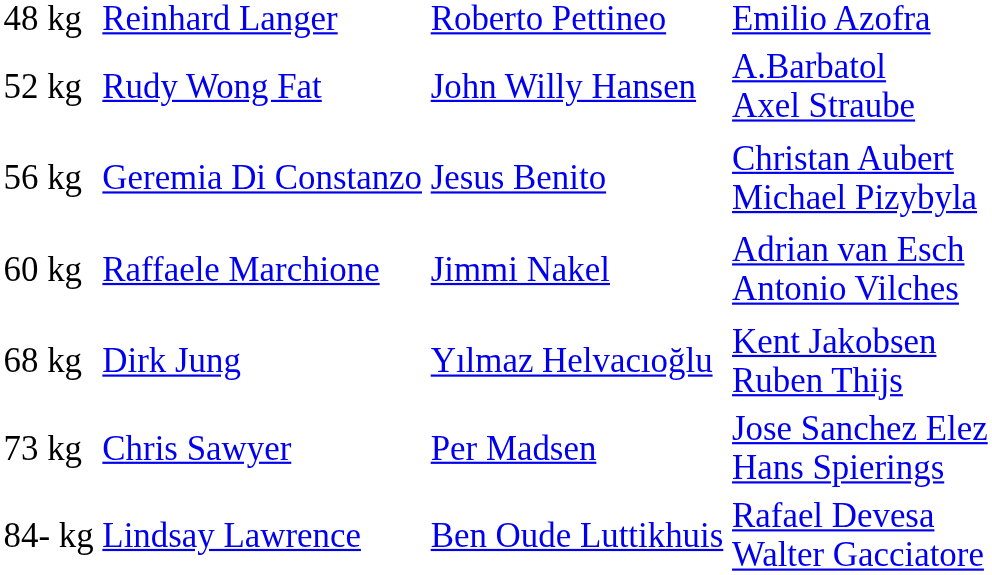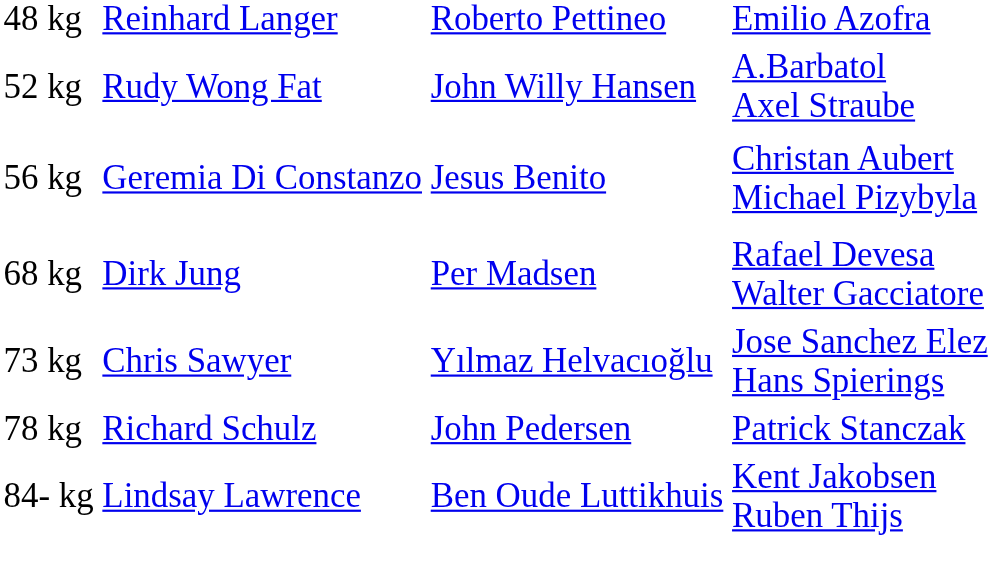- row: (43, 269)
(572, 360) Yılmaz Helvacıoğlu -> (514, 273) Per Madsen
(834, 360) Kent Jakobsen Ruben Thijs -> (858, 273) Rafael Devesa Walter Gacciatore
(514, 448) Per Madsen -> (572, 360) Yılmaz Helvacıoğlu
+ row: (43, 428)
(858, 535) Rafael Devesa Walter Gacciatore -> (834, 495) Kent Jakobsen Ruben Thijs
